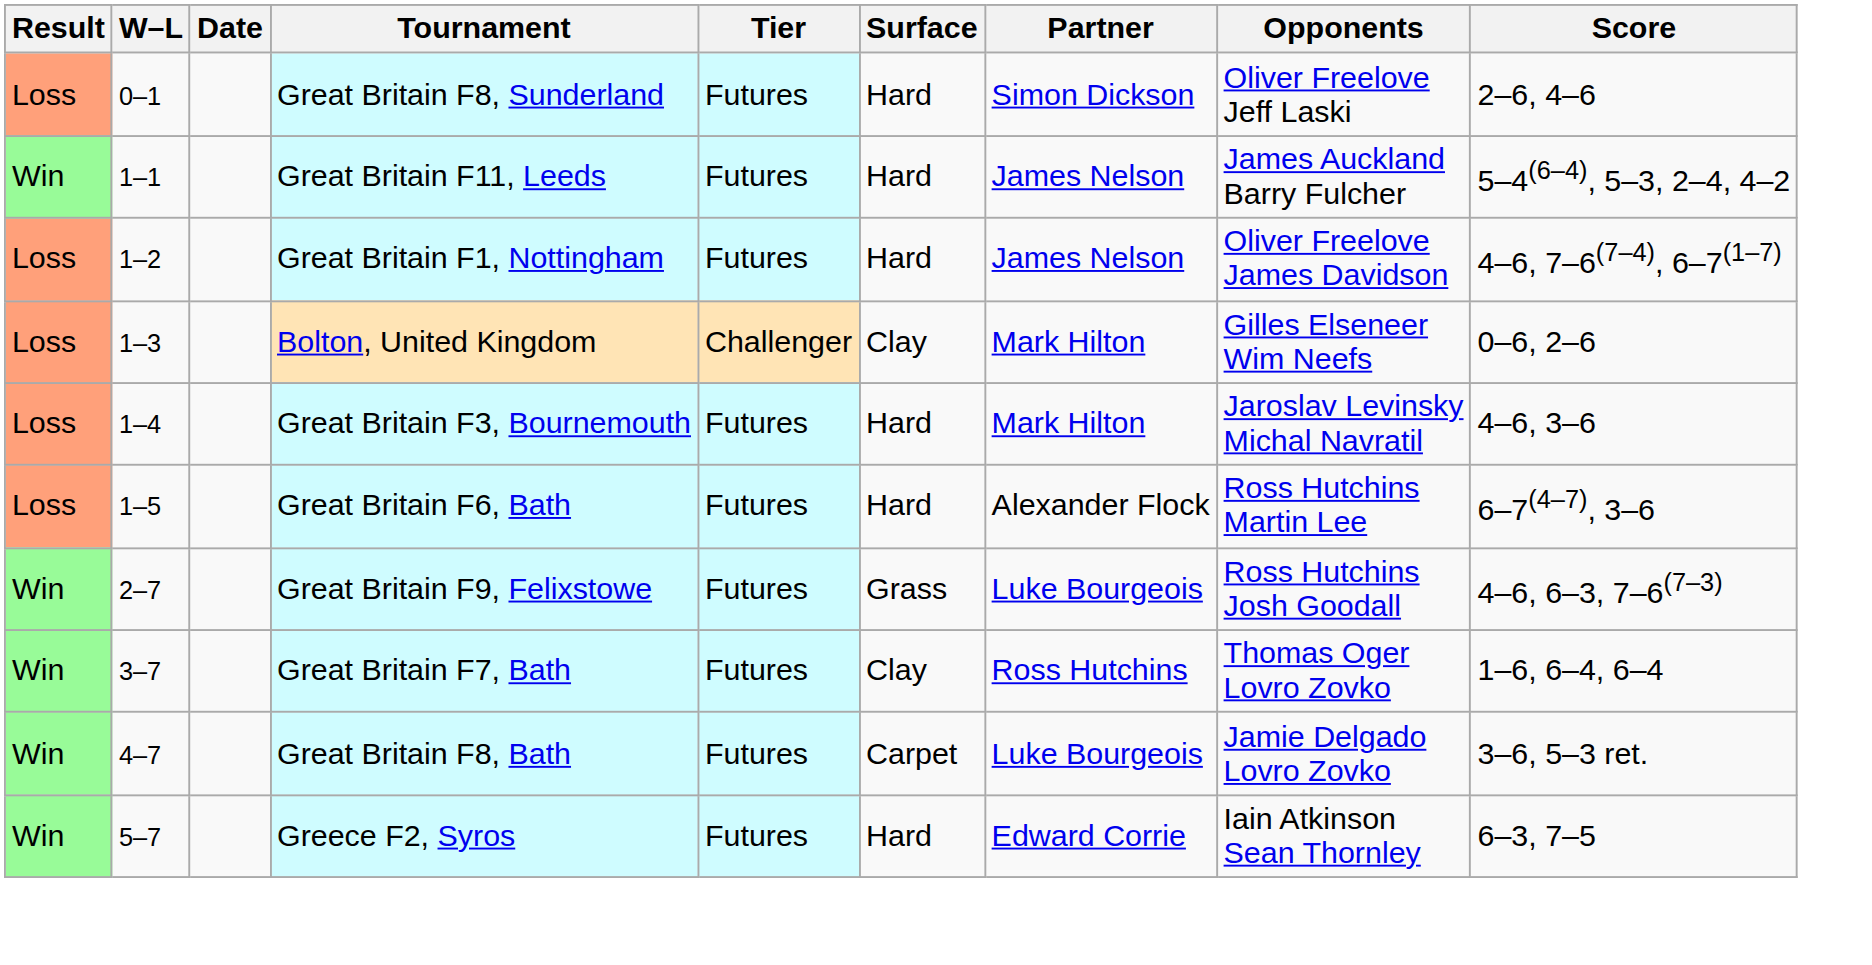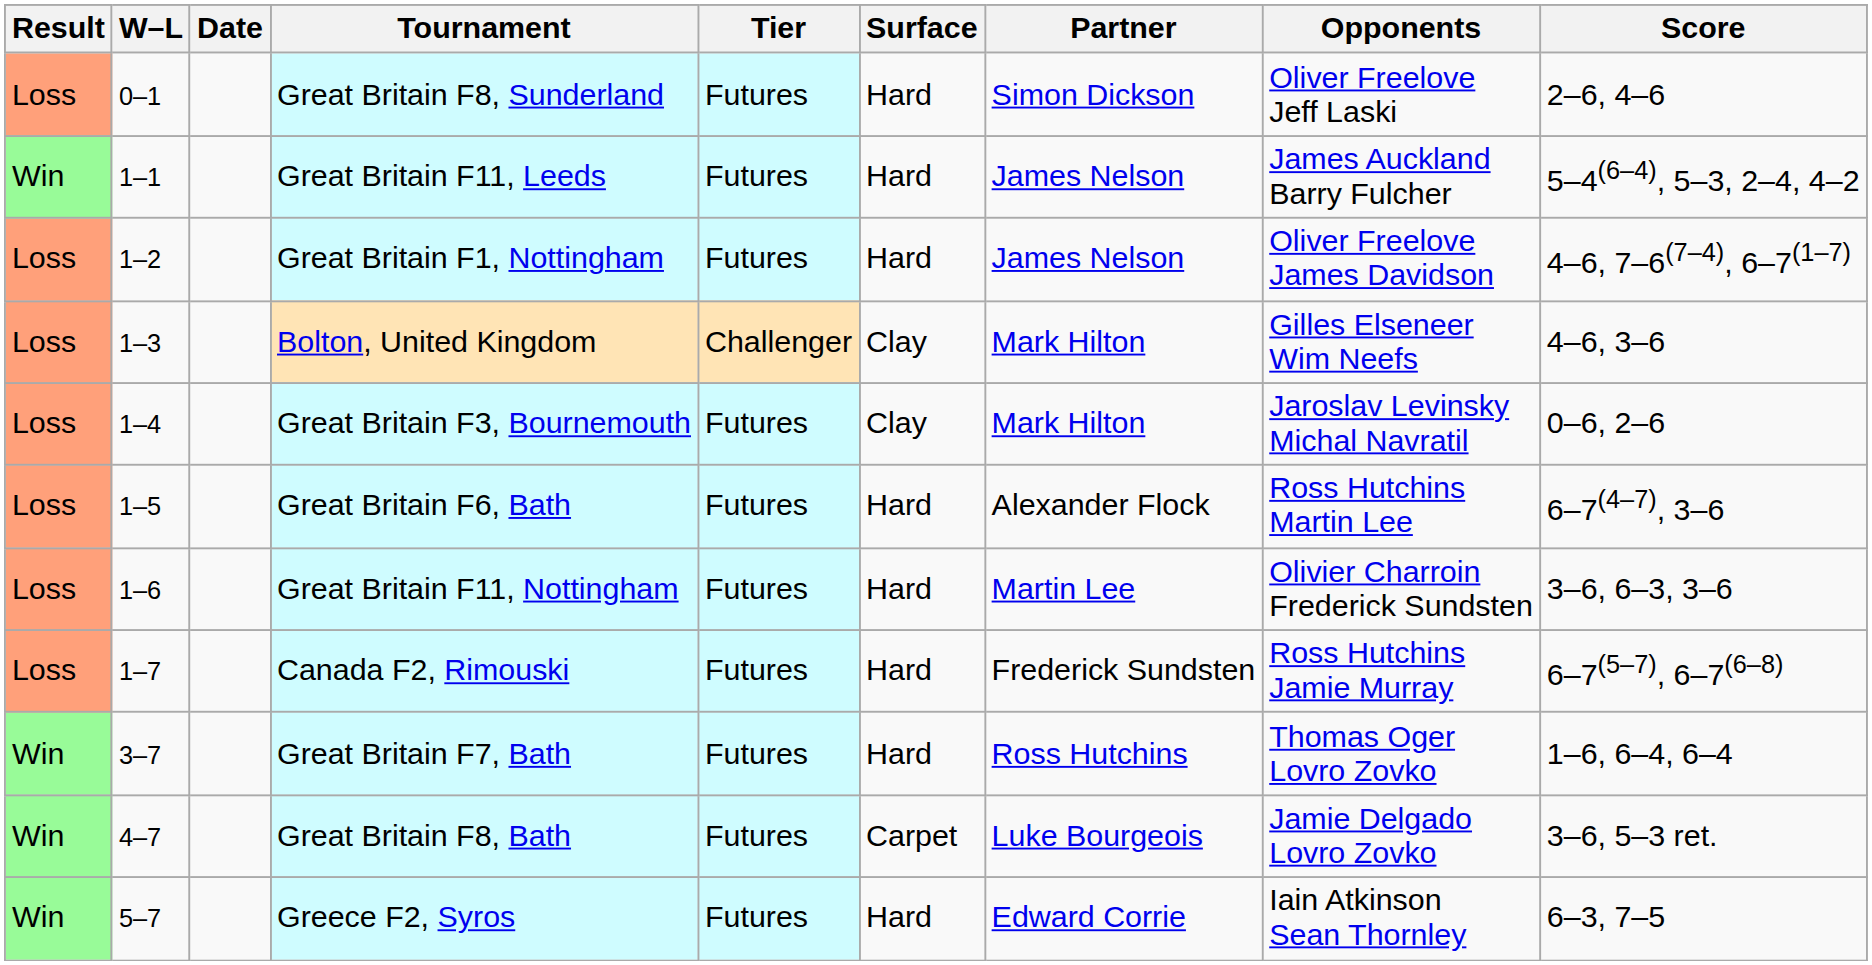(1537, 341) 0–6, 2–6 -> (1606, 341) 4–6, 3–6
(899, 423) Hard -> (896, 423) Clay
(1537, 423) 4–6, 3–6 -> (1606, 423) 0–6, 2–6
+ row: (478, 588)
+ row: (423, 670)
- row: (465, 588)
(896, 670) Clay -> (899, 753) Hard
